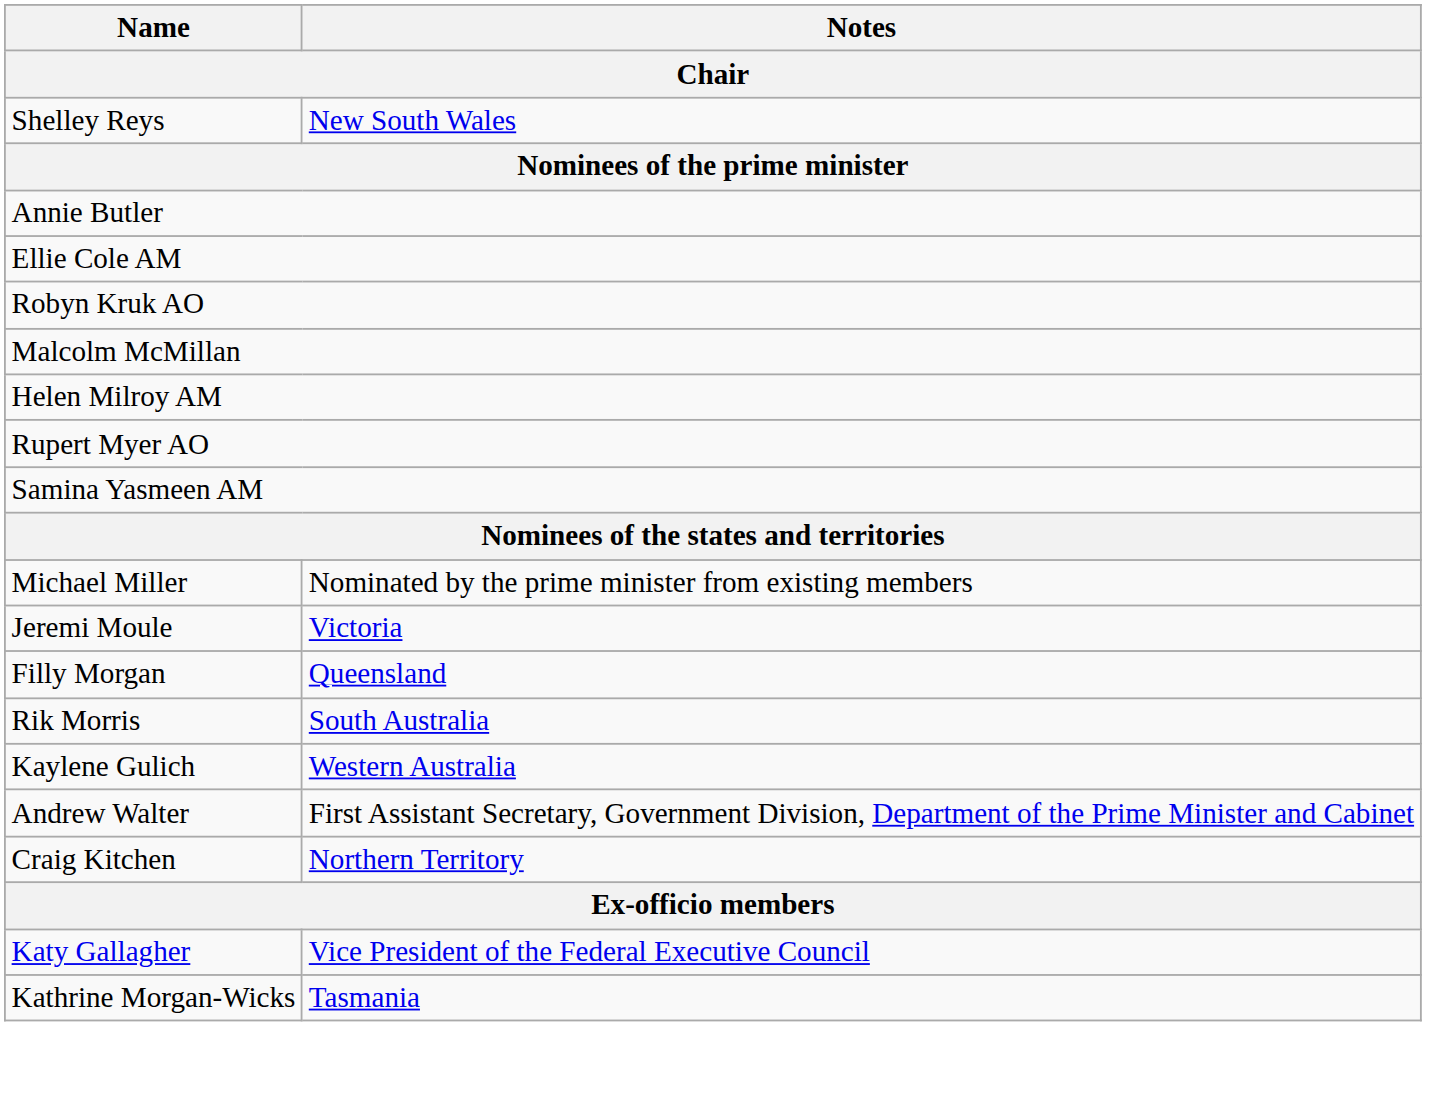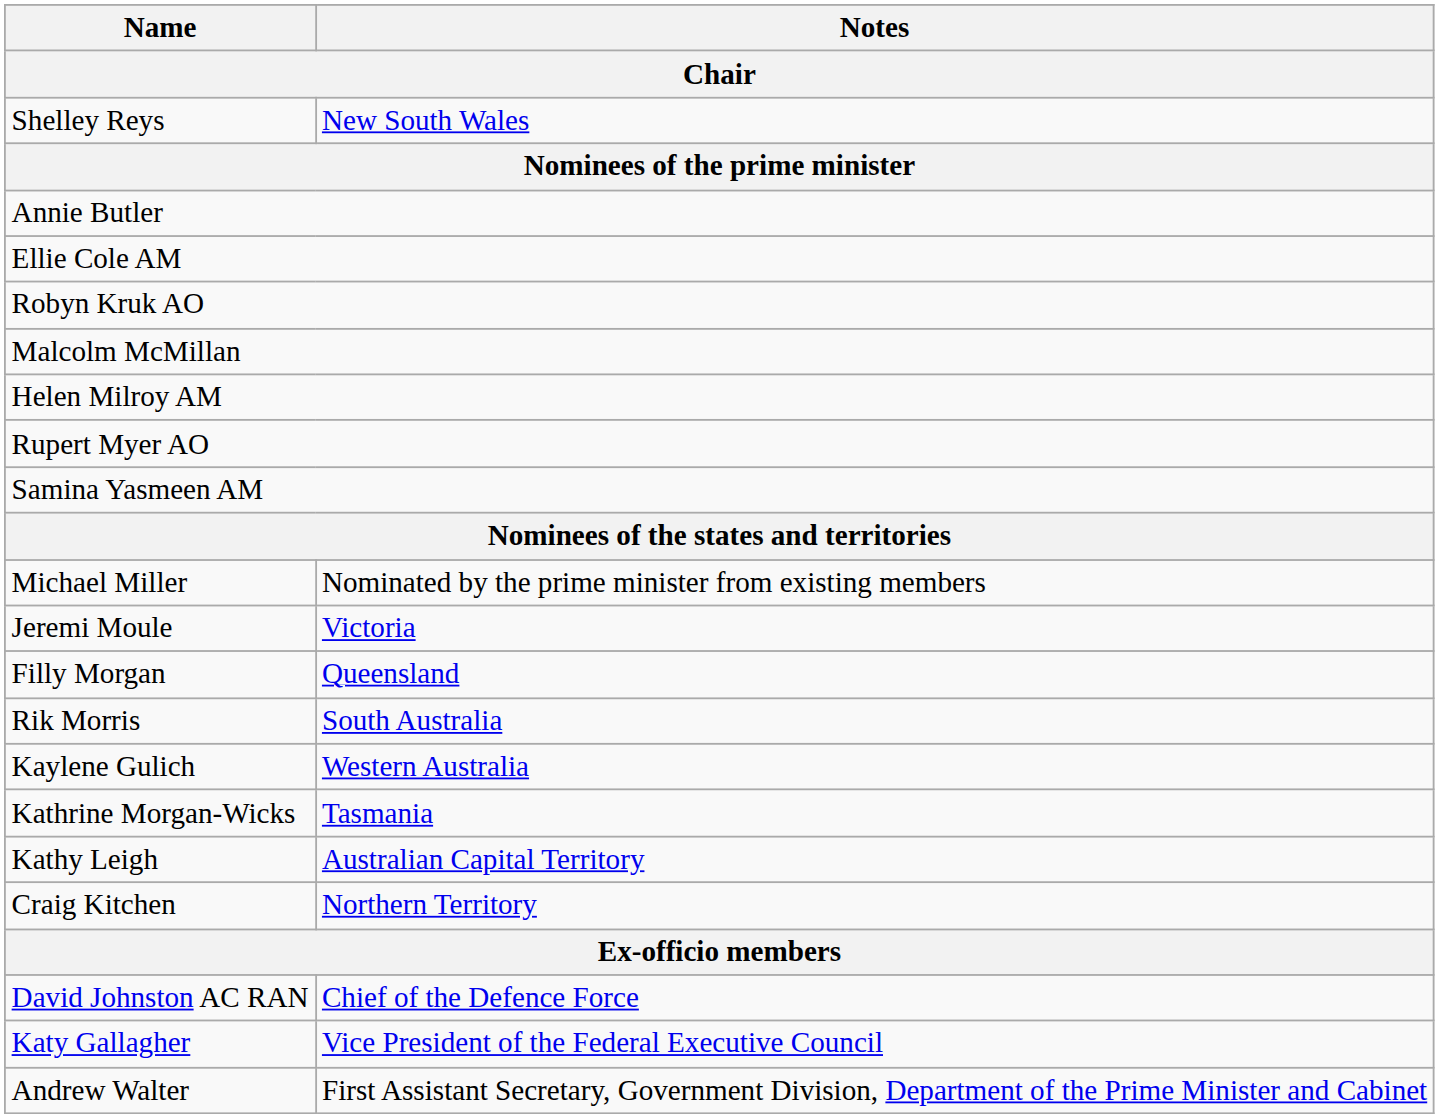rows swapped: (153, 997) <-> (100, 812)
+ row: (85, 858)
+ row: (160, 997)
